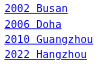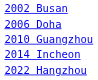+ row: (42, 55)
